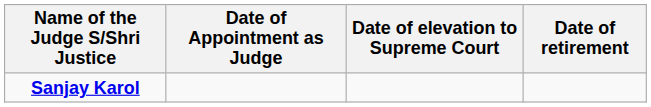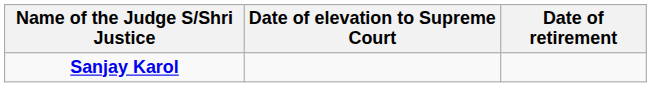- column: (256, 38)
